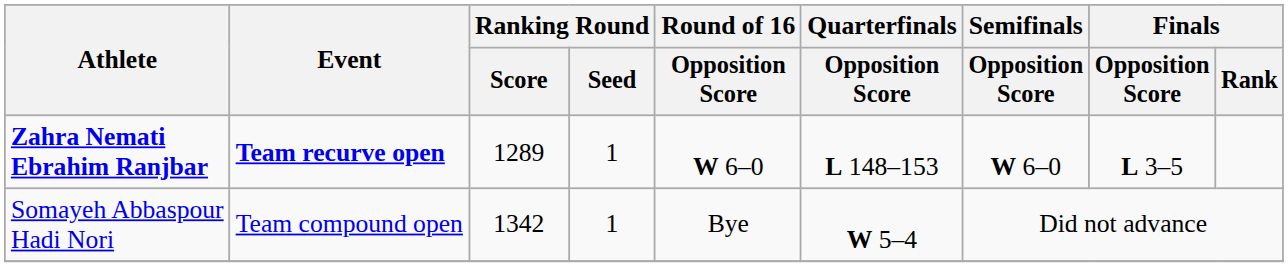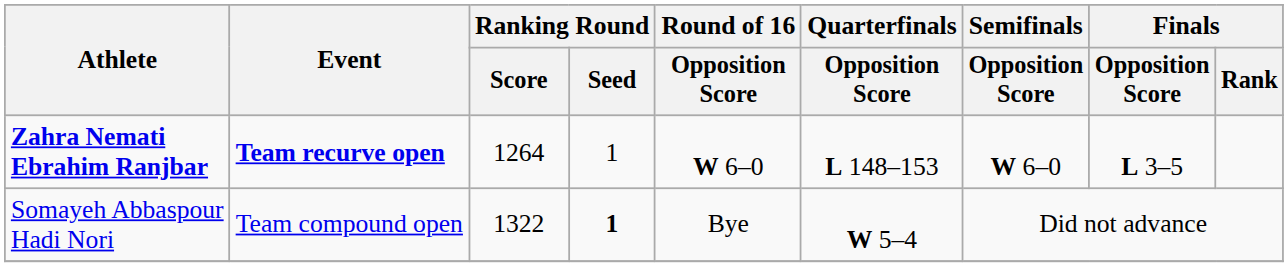(519, 151) 1289 -> (519, 151) 1264
(519, 224) 1342 -> (519, 224) 1322
(612, 224) normal -> (612, 224) bold
